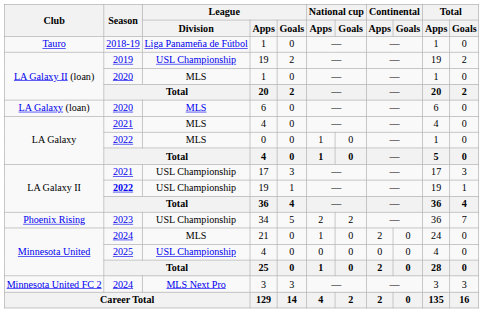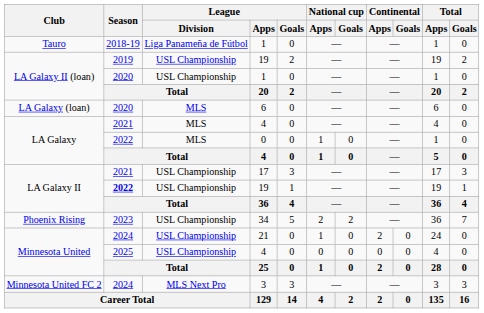(196, 76) MLS -> (196, 76) USL Championship
(196, 236) MLS -> (196, 236) USL Championship
